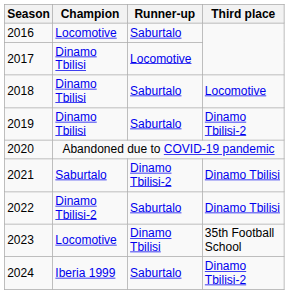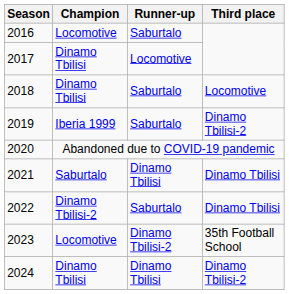(76, 123) Dinamo Tbilisi -> (85, 123) Iberia 1999
(151, 175) Dinamo Tbilisi-2 -> (151, 175) Dinamo Tbilisi
(151, 240) Dinamo Tbilisi -> (151, 240) Dinamo Tbilisi-2
(85, 273) Iberia 1999 -> (76, 273) Dinamo Tbilisi
(156, 273) Saburtalo -> (151, 273) Dinamo Tbilisi
